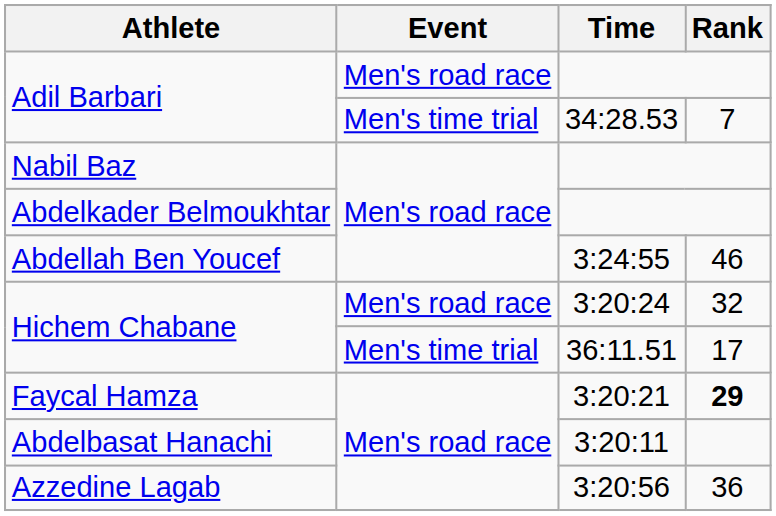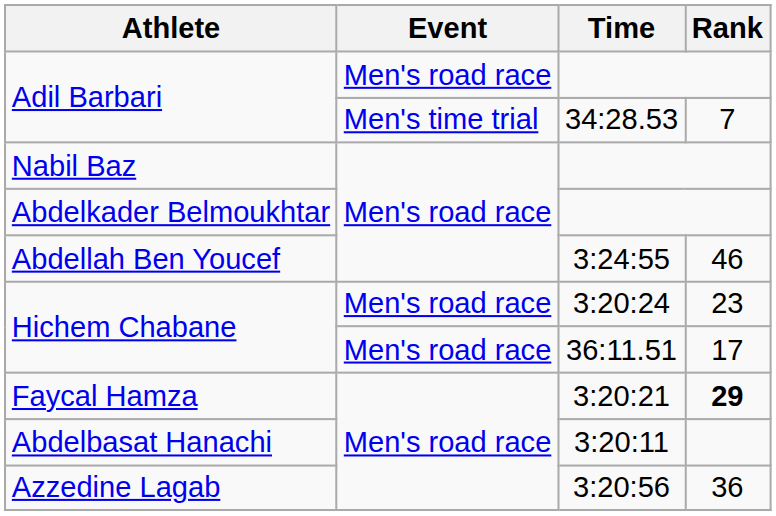(727, 304) 32 -> (727, 304) 23
(441, 350) Men's time trial -> (448, 350) Men's road race
